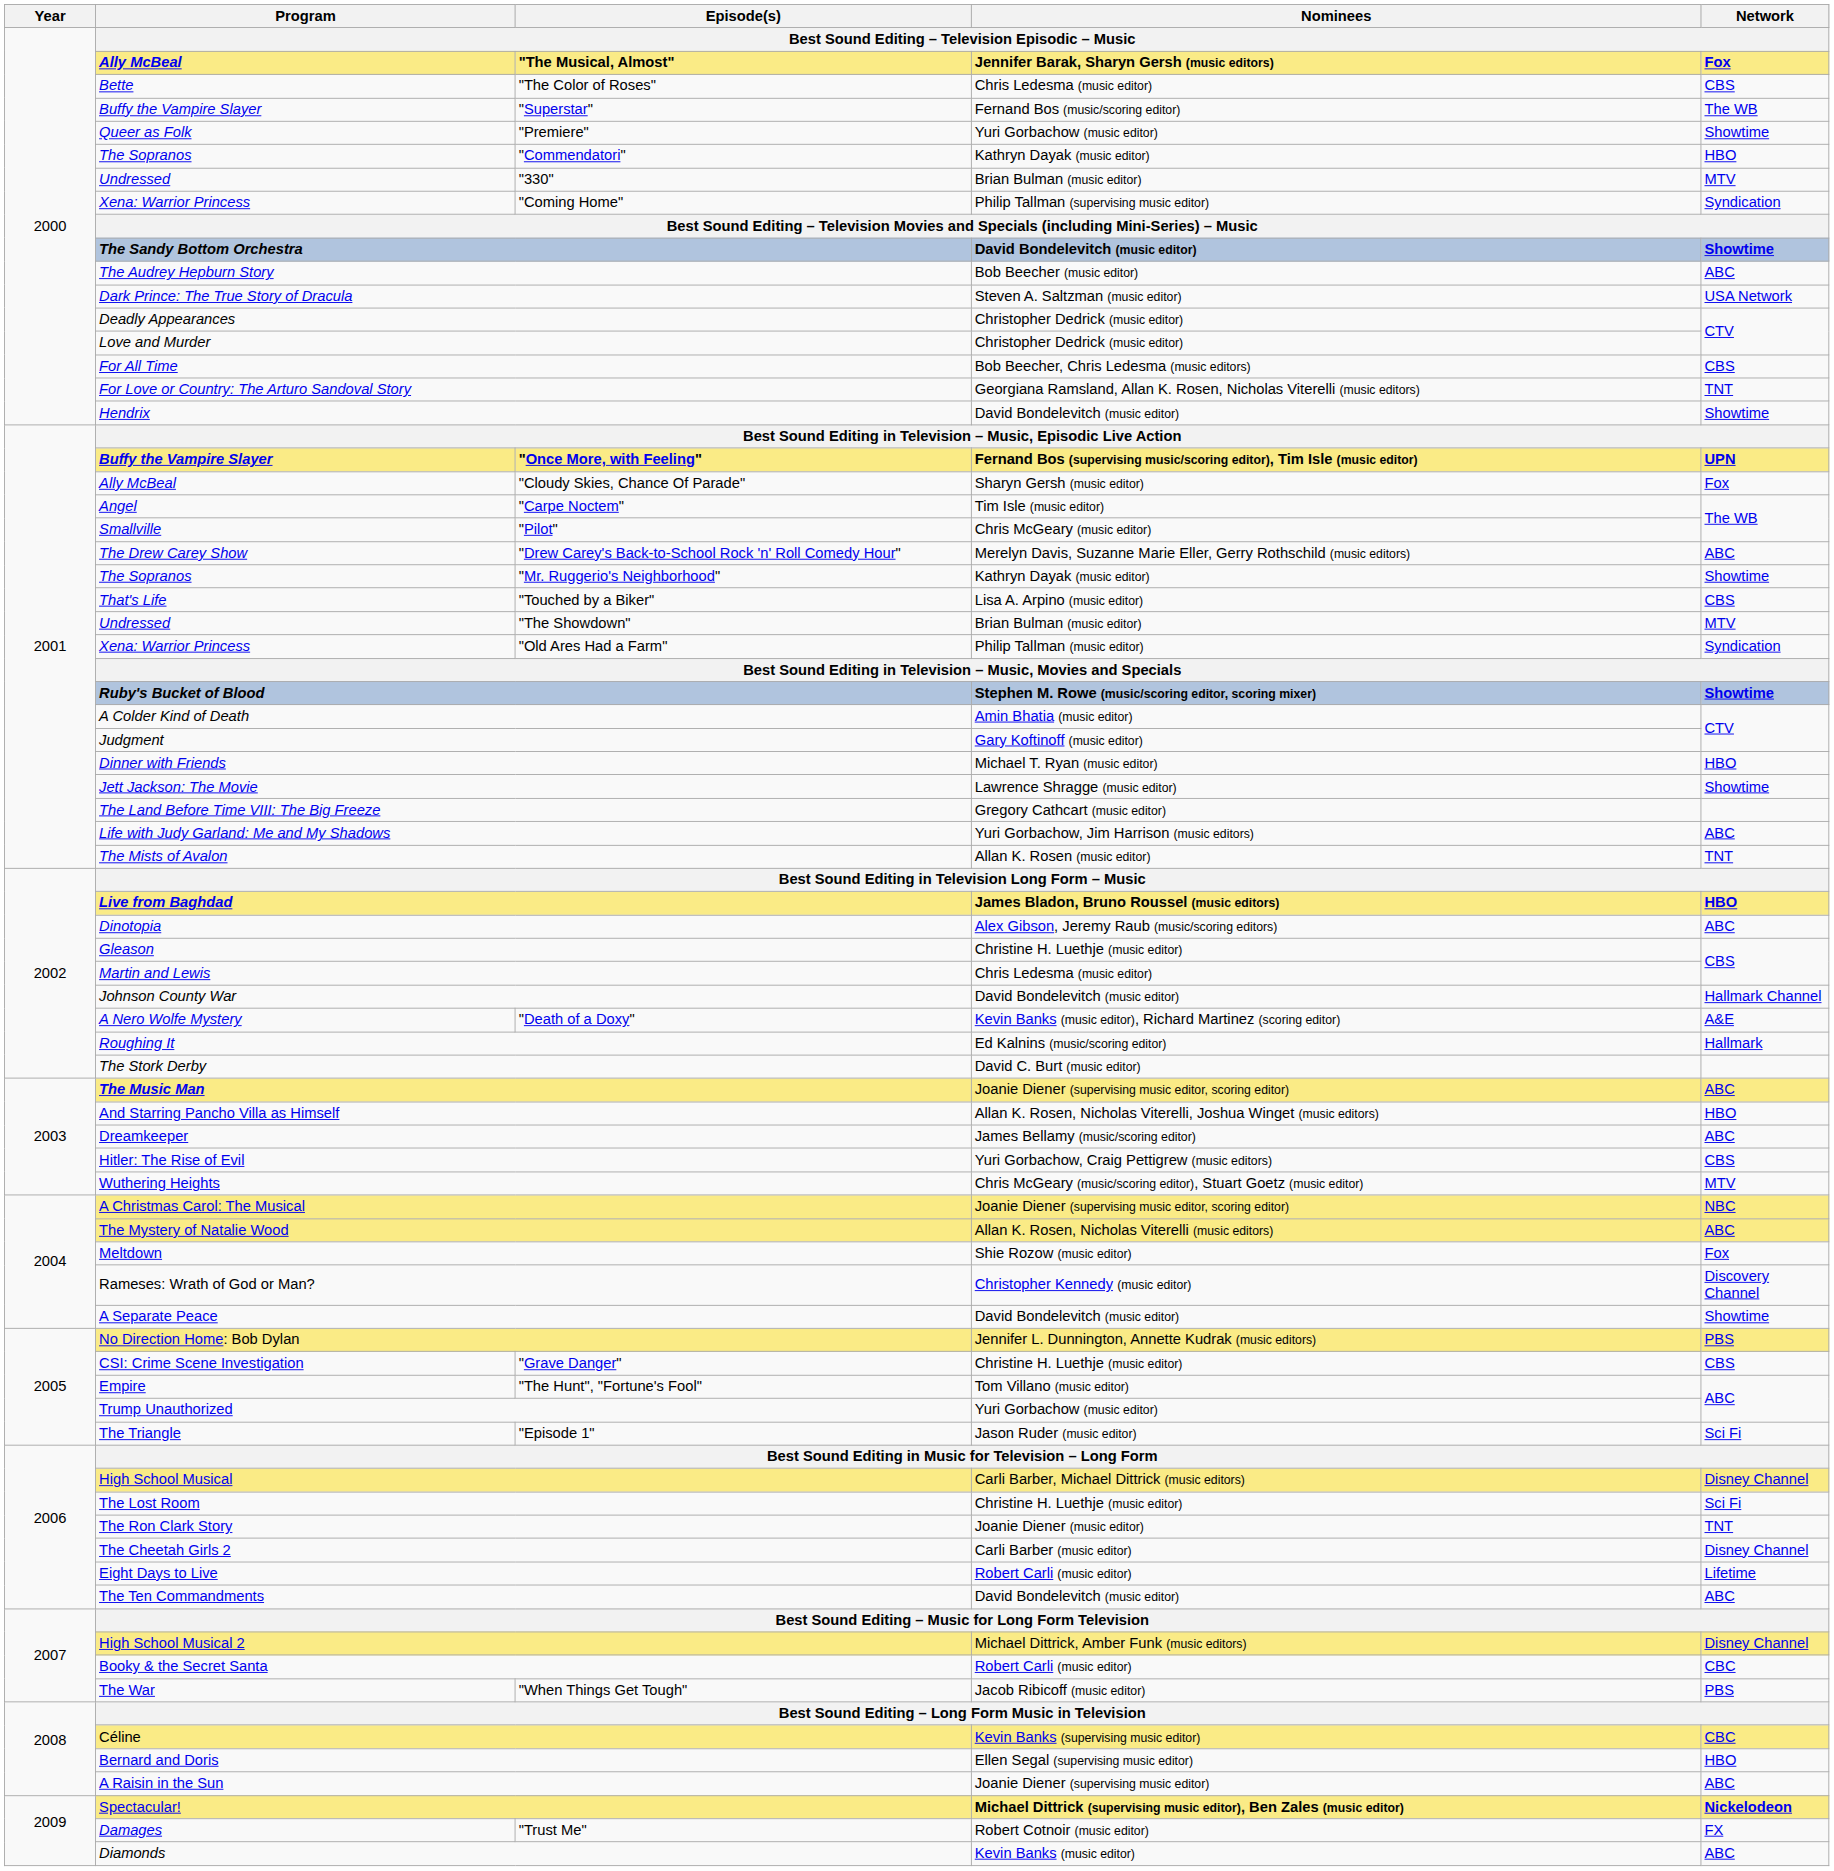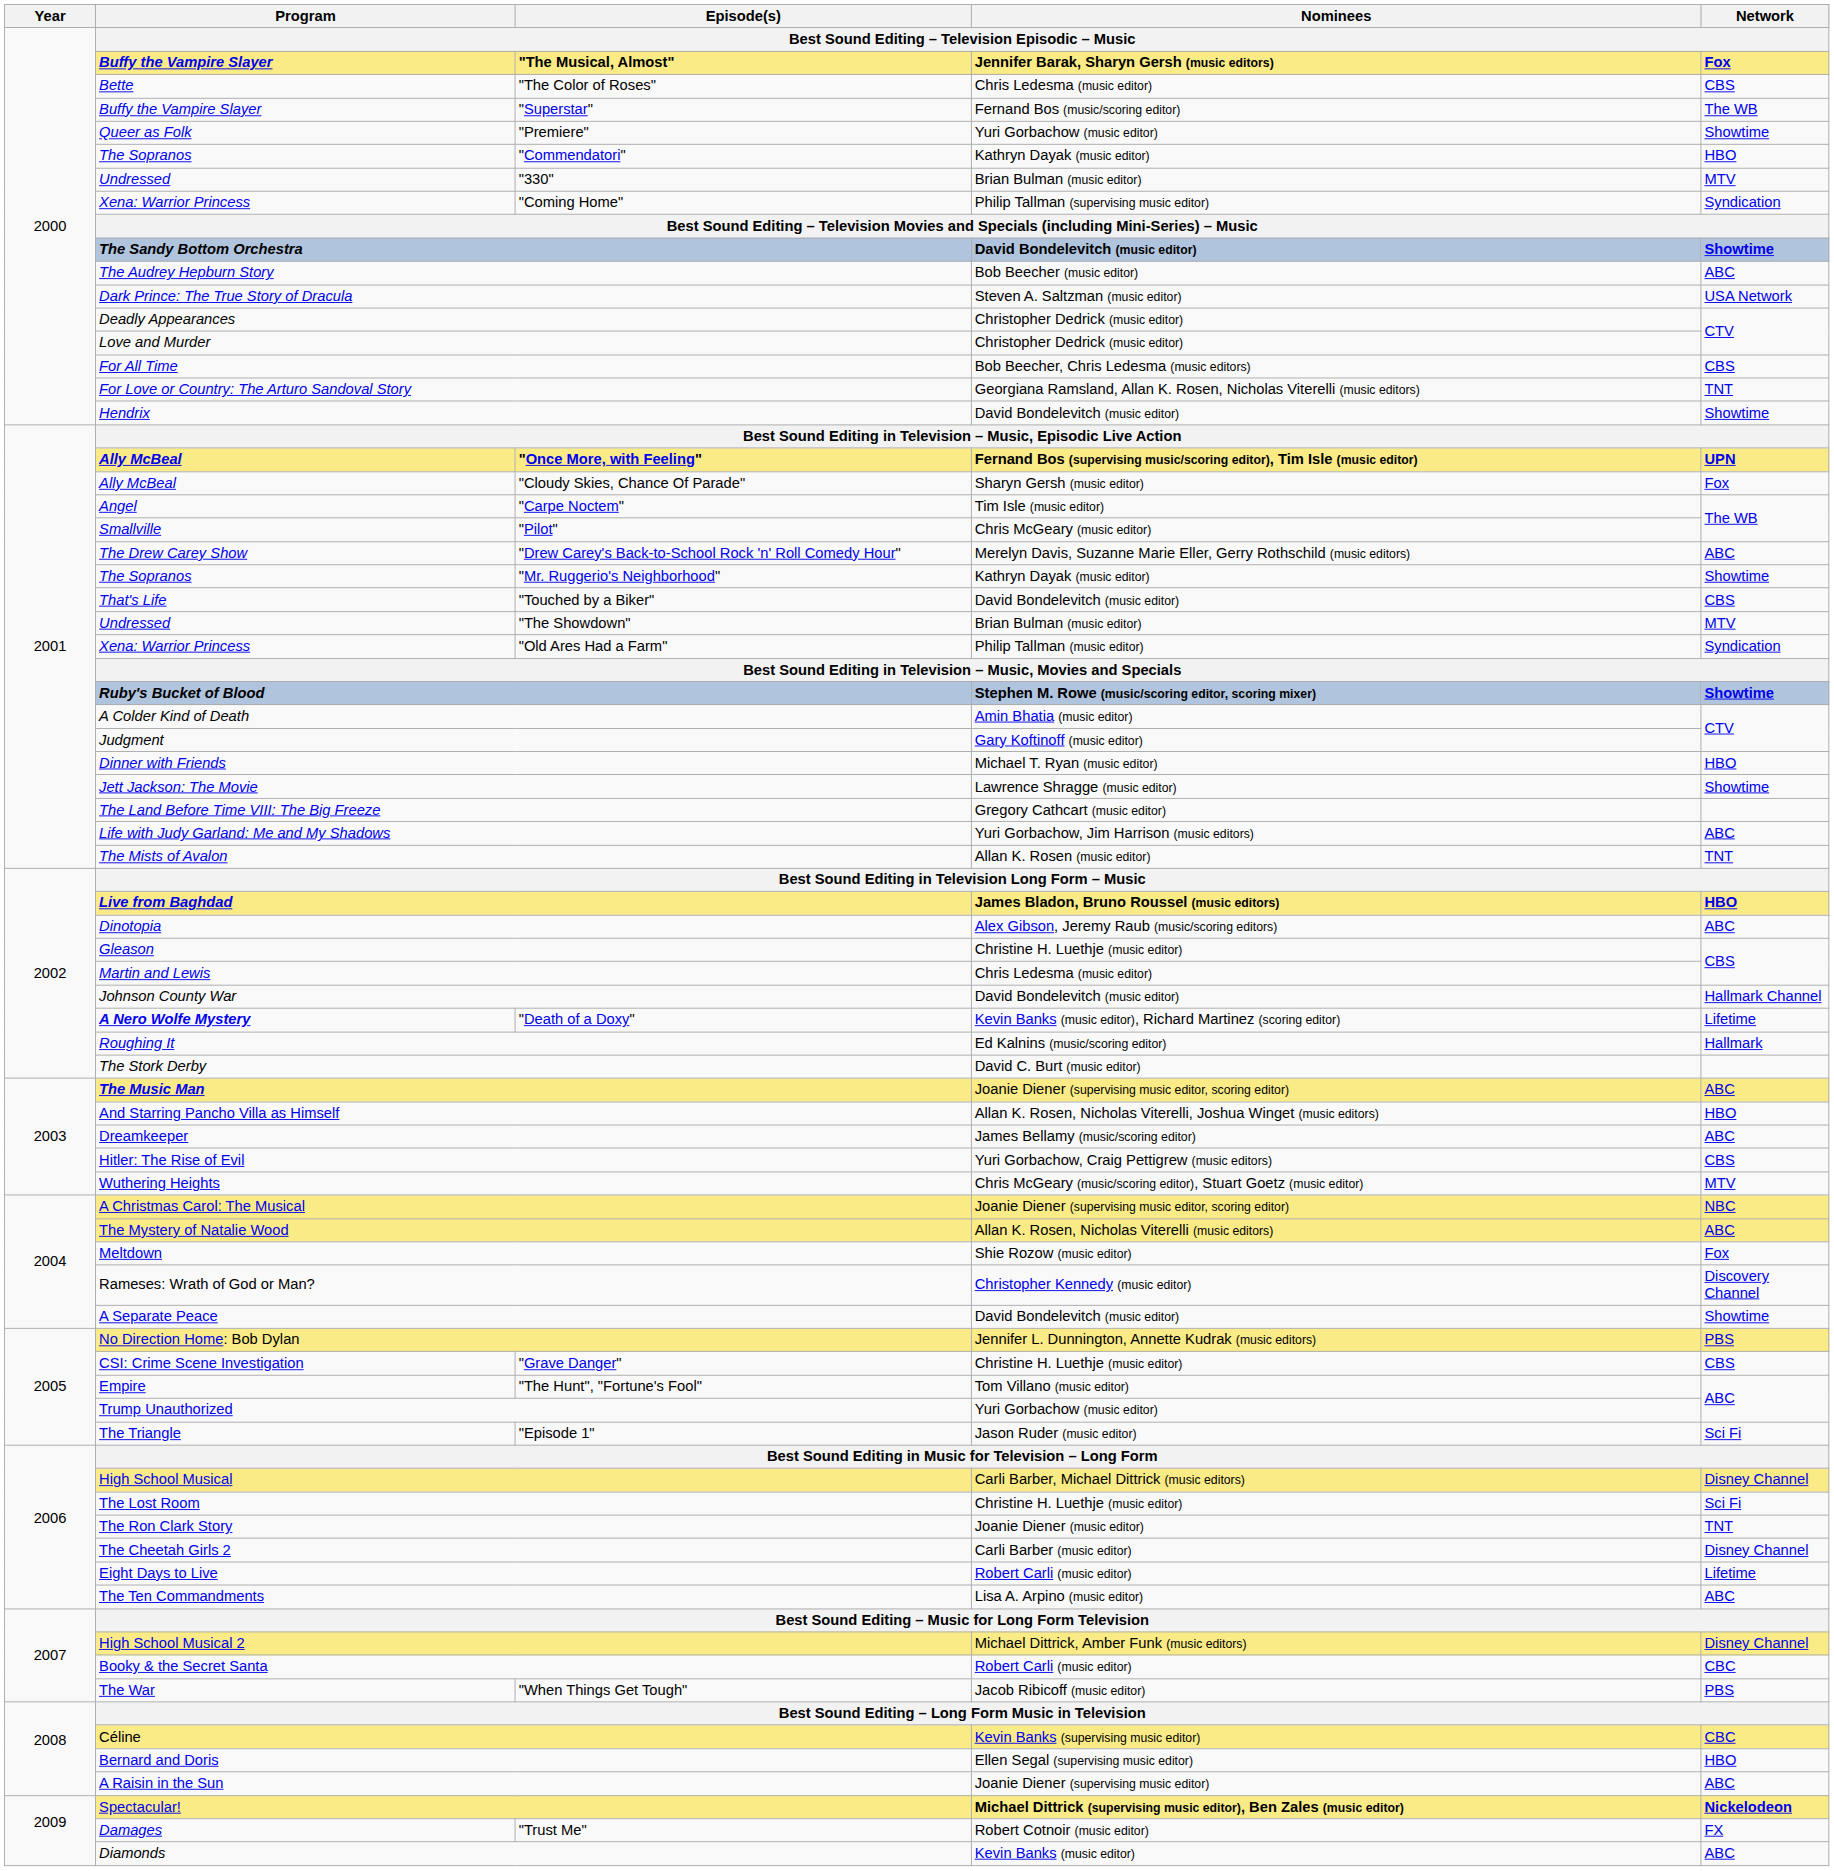(140, 62) Ally McBeal -> (186, 62) Buffy the Vampire Slayer
(186, 459) Buffy the Vampire Slayer -> (140, 459) Ally McBeal
(1059, 599) Lisa A. Arpino (music editor) -> (1077, 599) David Bondelevitch (music editor)
(170, 1020) normal -> (175, 1020) bold
(1719, 1020) A&E -> (1730, 1020) Lifetime
(1077, 1596) David Bondelevitch (music editor) -> (1059, 1596) Lisa A. Arpino (music editor)
